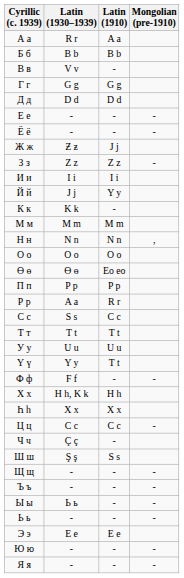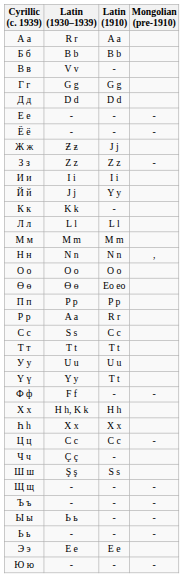+ row: (24, 224)
- row: (24, 564)
